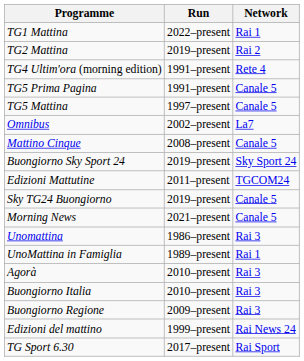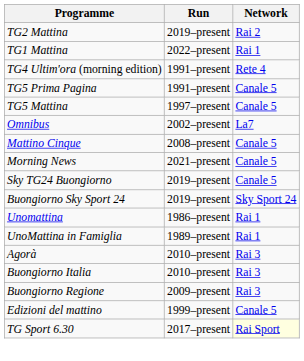rows swapped: (37, 32) <-> (37, 50)
rows swapped: (42, 217) <-> (66, 161)
- row: (51, 180)
(248, 236) Rai 3 -> (248, 217) Rai 1
(266, 328) Rai News 24 -> (256, 310) Canale 5
(258, 347) no background -> (258, 328) lightyellow background
